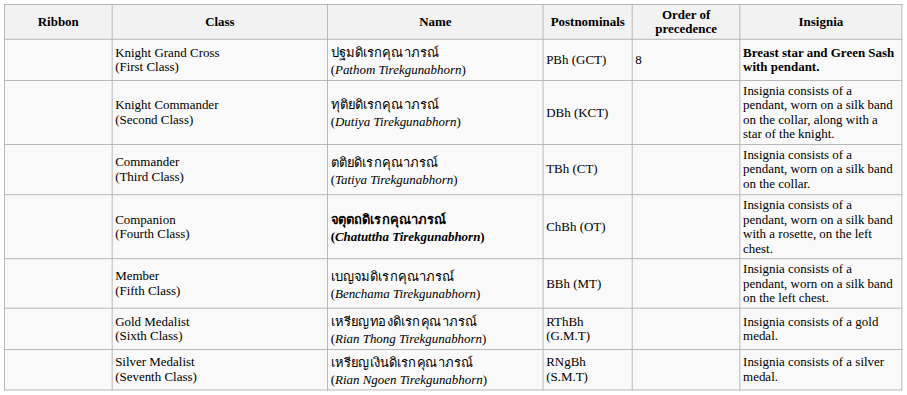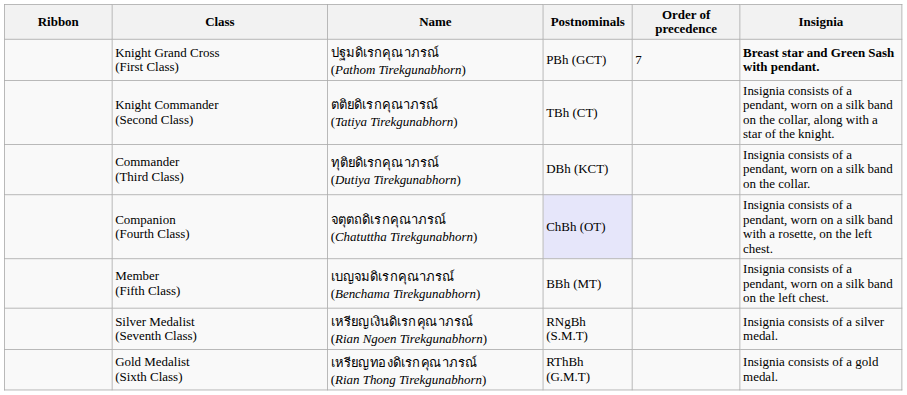(639, 60) 8 -> (639, 60) 7
(396, 114) ทุติยดิเรกคุณาภรณ์ (Dutiya Tirekgunabhorn) -> (394, 114) ตติยดิเรกคุณาภรณ์ (Tatiya Tirekgunabhorn)
(577, 112) DBh (KCT) -> (572, 112) TBh (CT)
(394, 171) ตติยดิเรกคุณาภรณ์ (Tatiya Tirekgunabhorn) -> (396, 171) ทุติยดิเรกคุณาภรณ์ (Dutiya Tirekgunabhorn)
(572, 169) TBh (CT) -> (577, 169) DBh (KCT)
(408, 228) bold -> (404, 228) normal
(576, 226) no background -> (576, 226) lavender background
rows swapped: (152, 328) <-> (156, 369)
